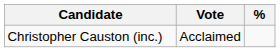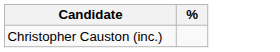- column: (210, 15)
